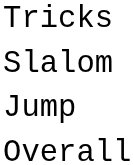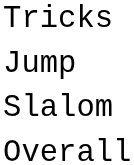rows swapped: (58, 63) <-> (40, 108)
